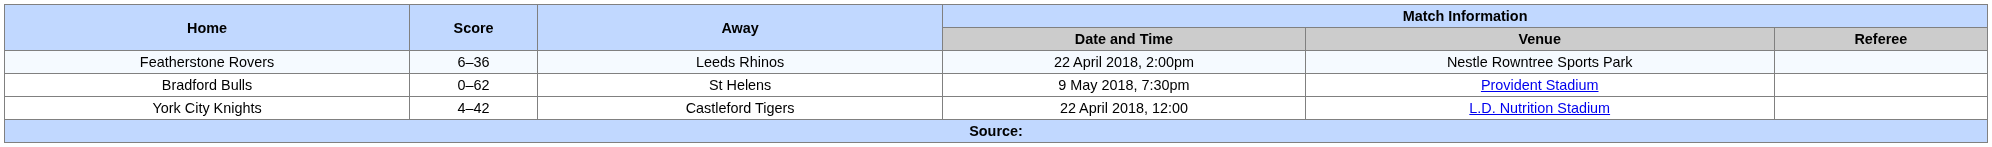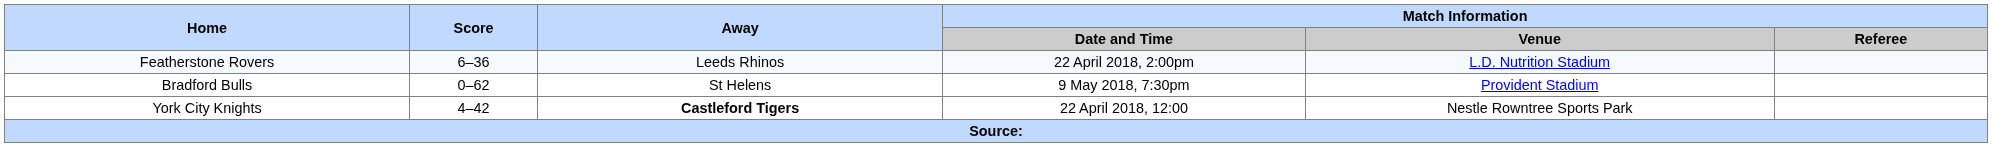(1540, 62) Nestle Rowntree Sports Park -> (1540, 62) L.D. Nutrition Stadium
(740, 108) normal -> (740, 108) bold
(1540, 108) L.D. Nutrition Stadium -> (1540, 108) Nestle Rowntree Sports Park
